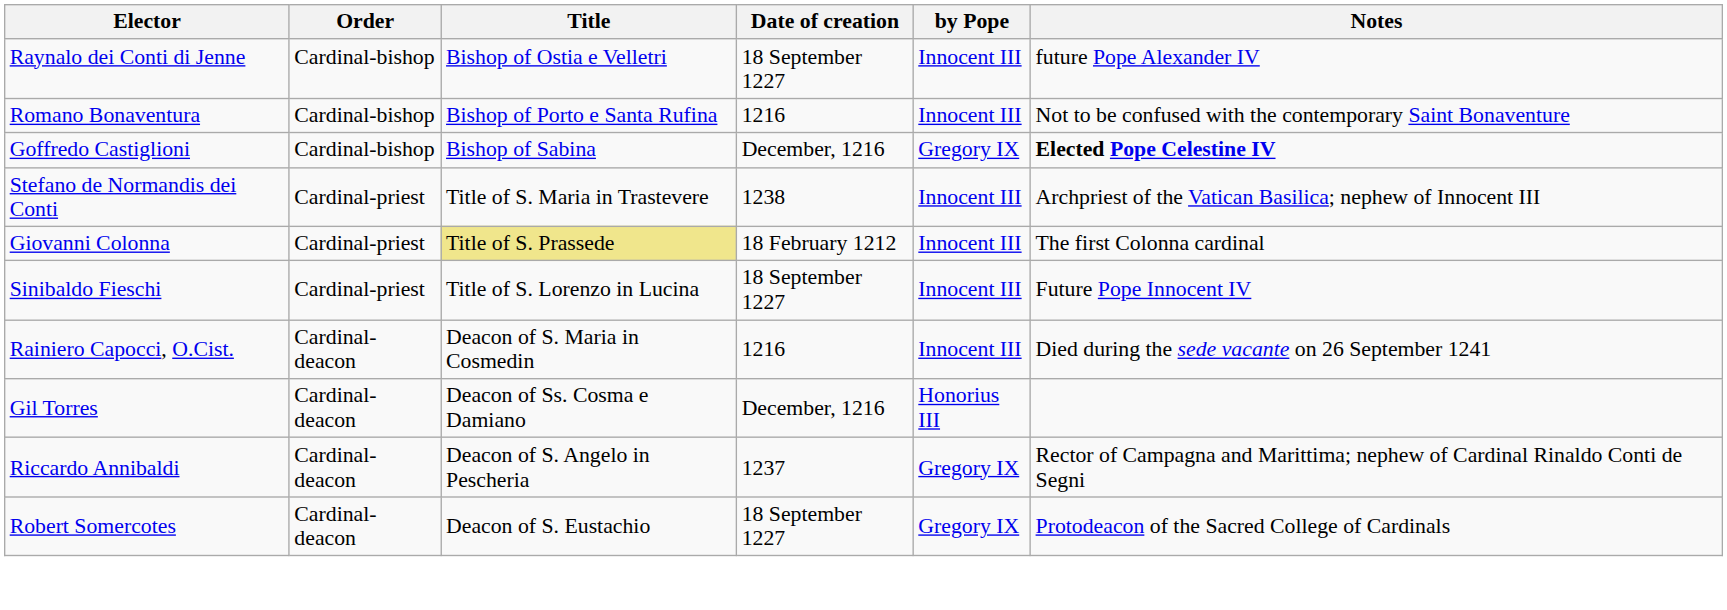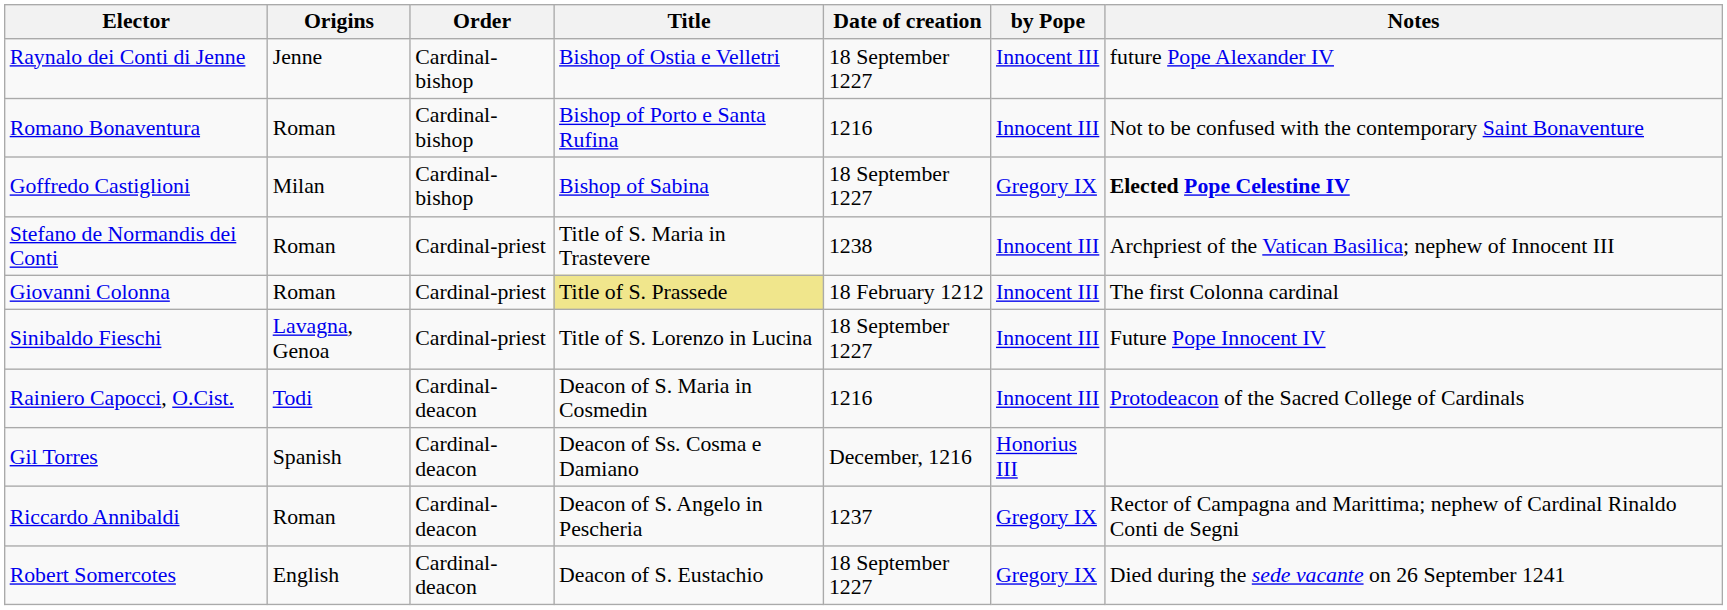+ column: (339, 21)
(813, 149) December, 1216 -> (889, 186) 18 September 1227
(1263, 349) Died during the sede vacante on 26 September 1241 -> (1317, 397) Protodeacon of the Sacred College of Cardinals
(1243, 525) Protodeacon of the Sacred College of Cardinals -> (1338, 574) Died during the sede vacante on 26 September 1241
